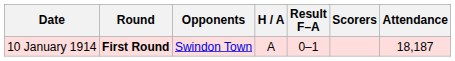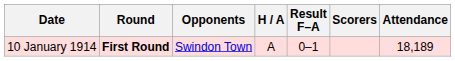(415, 46) 18,187 -> (415, 46) 18,189
